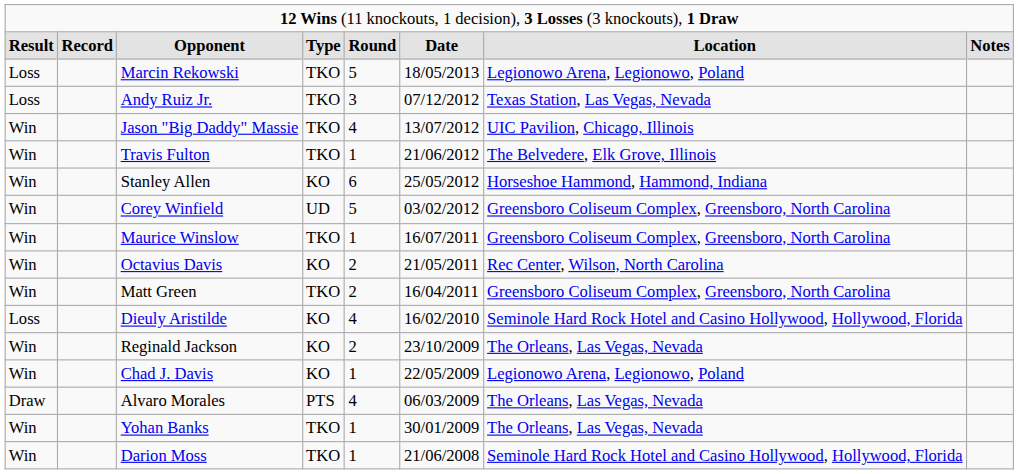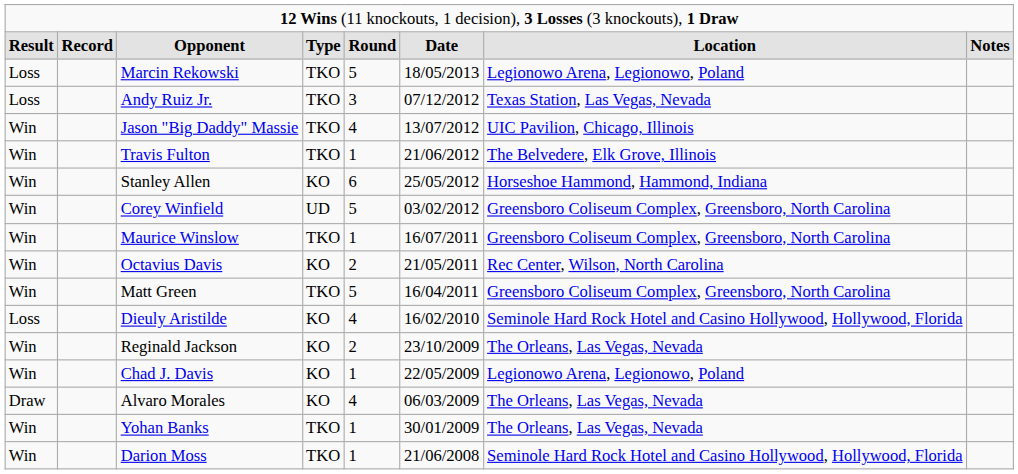(353, 291) 2 -> (353, 291) 5
(320, 400) PTS -> (318, 400) KO
